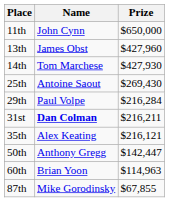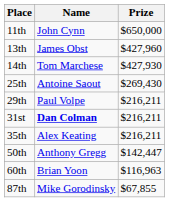(141, 100) $216,284 -> (141, 100) $216,211
(141, 135) $216,121 -> (141, 135) $216,211
(141, 170) $114,963 -> (141, 170) $116,963
